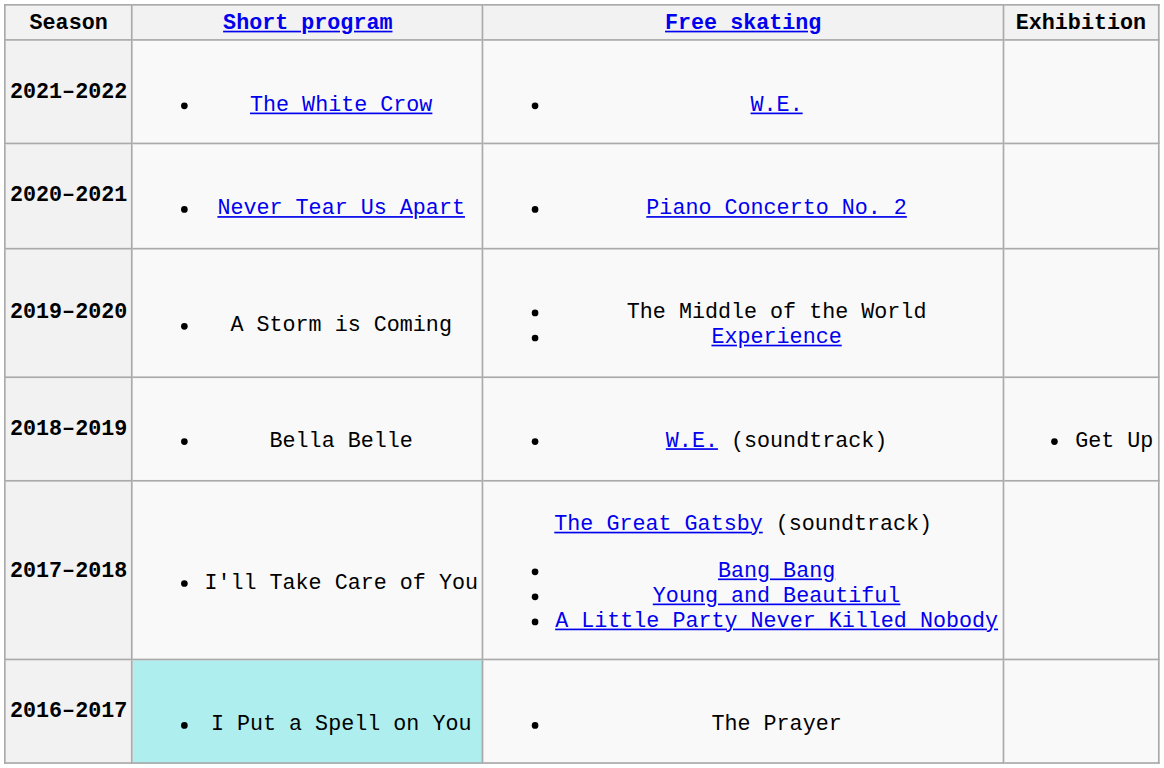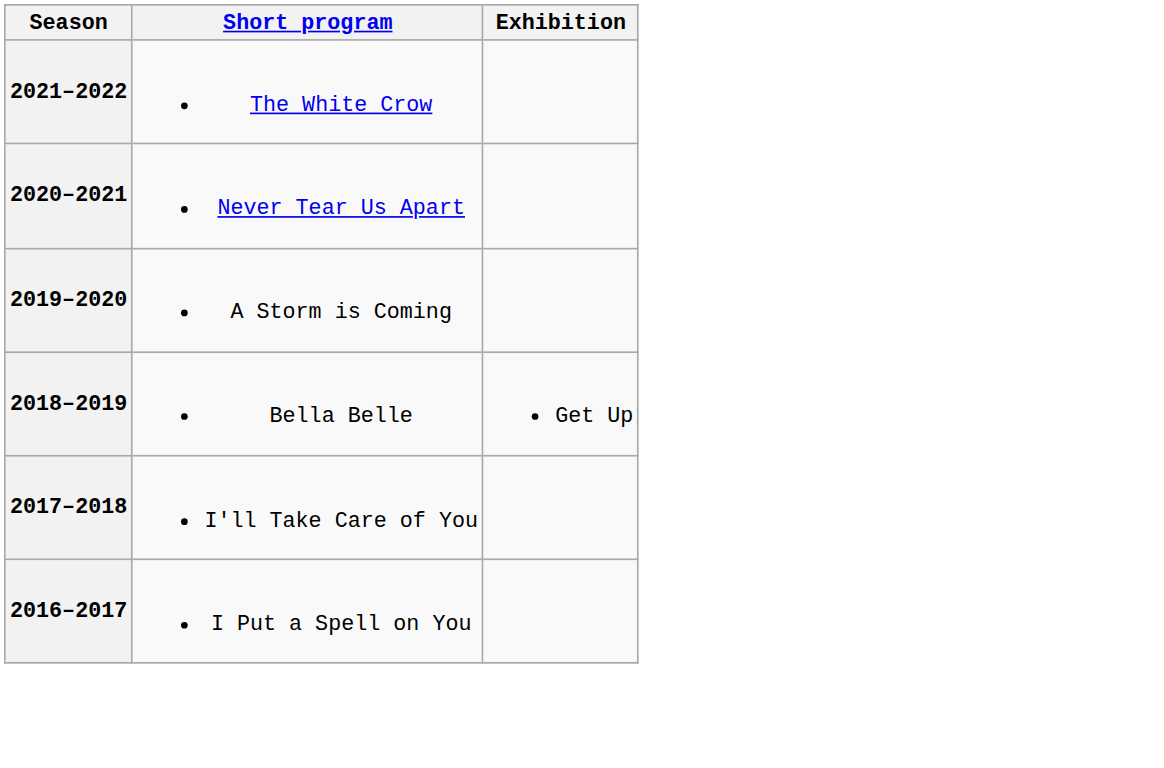- column: (743, 23)
(308, 724) paleturquoise background -> (308, 624) no background
